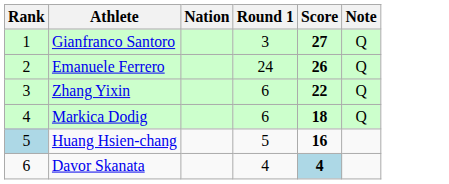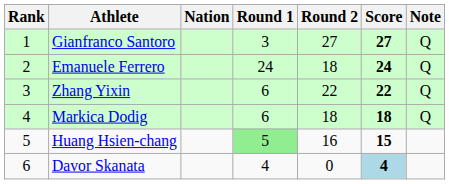+ column: (330, 16)
(320, 66) 26 -> (384, 66) 24
(26, 141) lightblue background -> (26, 141) no background
(265, 141) no background -> (265, 141) lightgreen background
(320, 141) 16 -> (384, 141) 15
